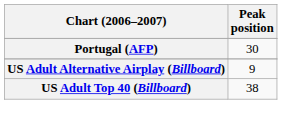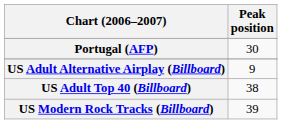+ row: (116, 108)
